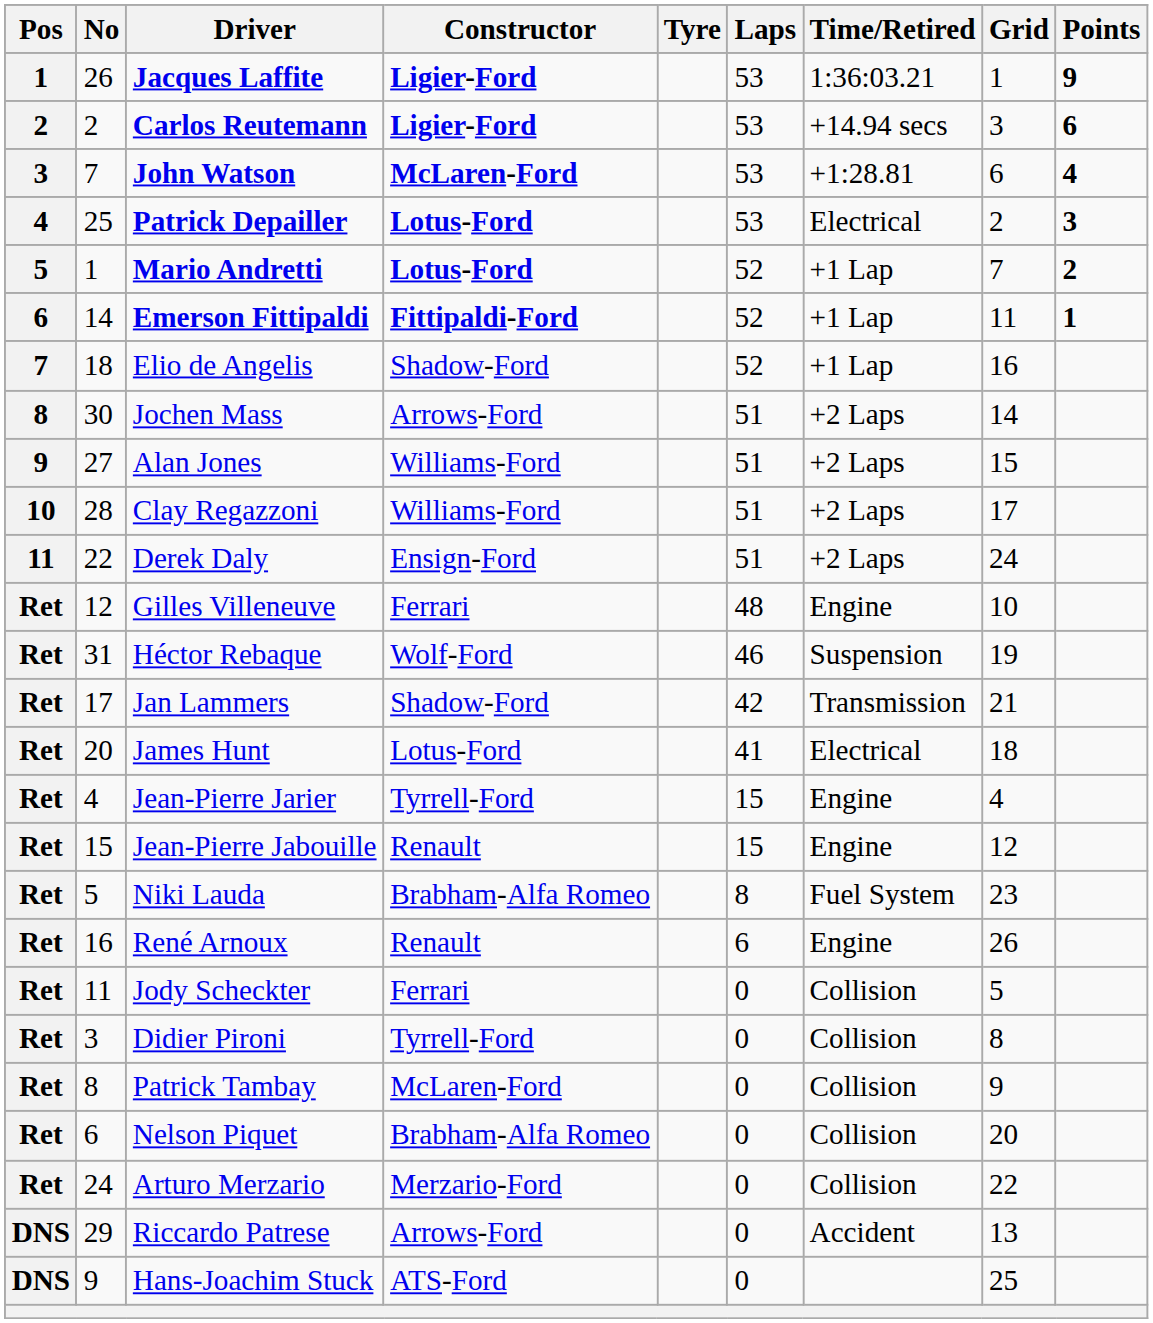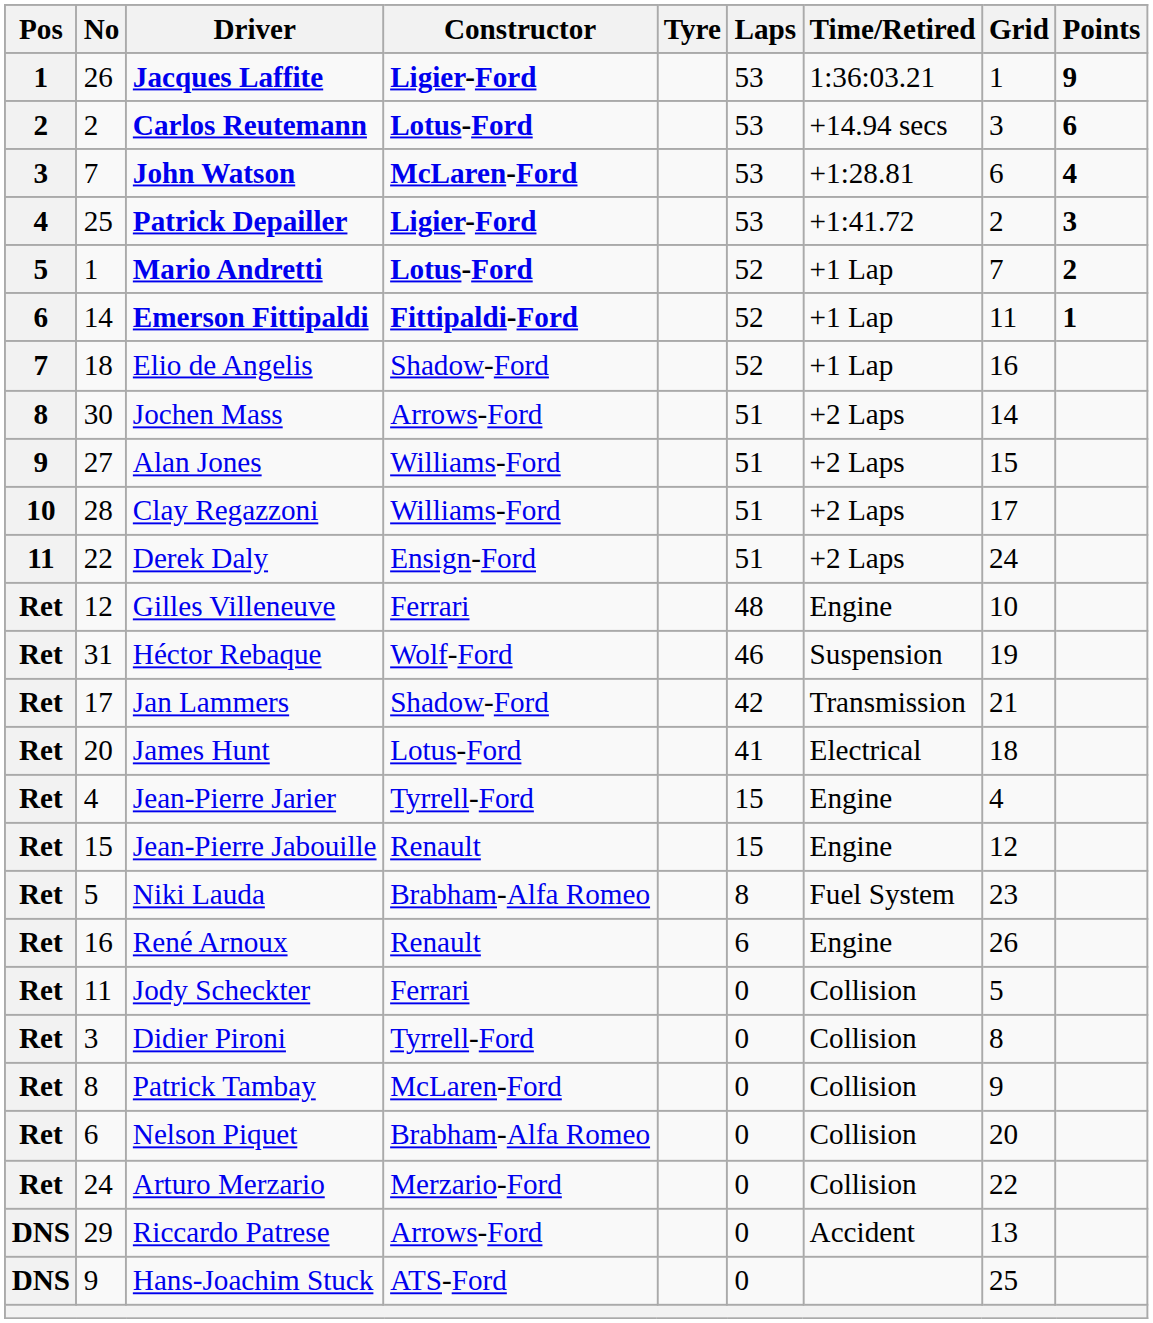(463, 124) Ligier-Ford -> (461, 124) Lotus-Ford
(461, 221) Lotus-Ford -> (463, 221) Ligier-Ford
(865, 221) Electrical -> (862, 221) +1:41.72
